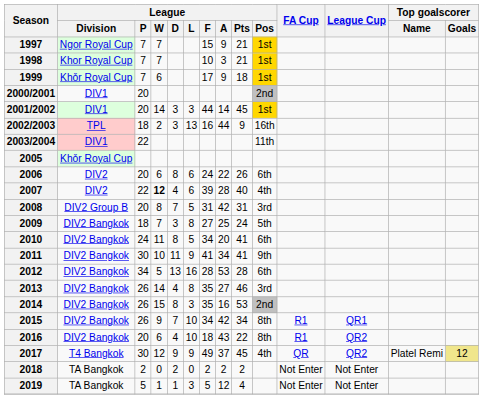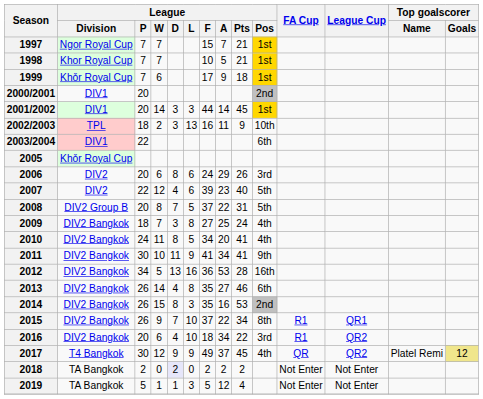(224, 45) 9 -> (224, 45) 7
(224, 61) 3 -> (224, 61) 5
(224, 126) 44 -> (224, 126) 11
(265, 126) 16th -> (265, 126) 10th
(265, 142) 11th -> (265, 142) 6th
(224, 175) 22 -> (224, 175) 29
(265, 175) 6th -> (265, 175) 3rd
(159, 191) bold -> (159, 191) normal
(224, 191) 28 -> (224, 191) 23
(265, 191) 4th -> (265, 191) 5th
(208, 207) 31 -> (208, 207) 37
(224, 207) 42 -> (224, 207) 22
(265, 207) 3rd -> (265, 207) 5th
(265, 223) 5th -> (265, 223) 4th
(265, 239) 6th -> (265, 239) 4th
(208, 272) 28 -> (208, 272) 36
(265, 272) 6th -> (265, 272) 16th
(265, 288) 3rd -> (265, 288) 6th
(208, 321) 34 -> (208, 321) 37
(224, 321) 42 -> (224, 321) 22
(224, 337) 43 -> (224, 337) 34
(265, 337) 8th -> (265, 337) 3rd
(175, 369) no background -> (175, 369) lavender background
